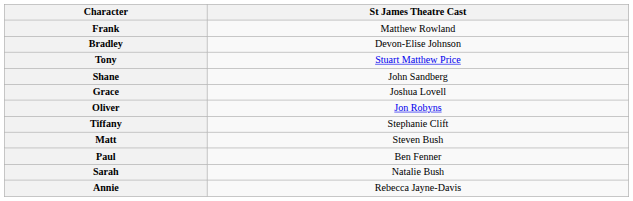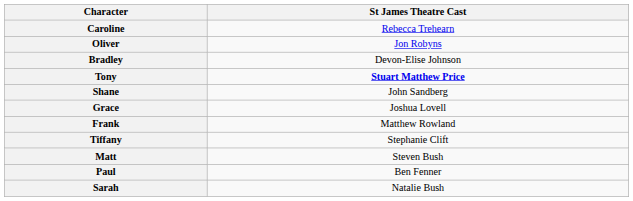+ row: (106, 28)
rows swapped: (106, 108) <-> (106, 28)
(418, 60) normal -> (418, 76) bold
- row: (106, 188)
